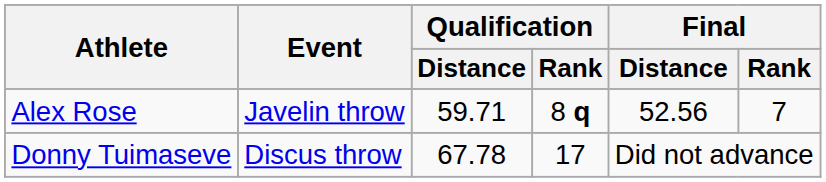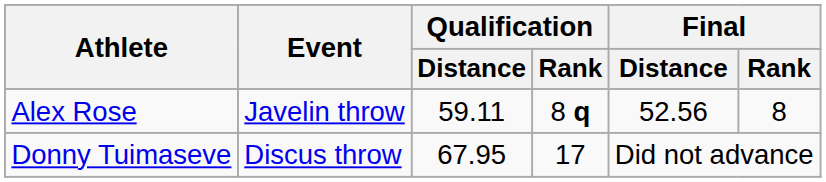(472, 112) 59.71 -> (472, 112) 59.11
(779, 112) 7 -> (779, 112) 8
(472, 155) 67.78 -> (472, 155) 67.95
